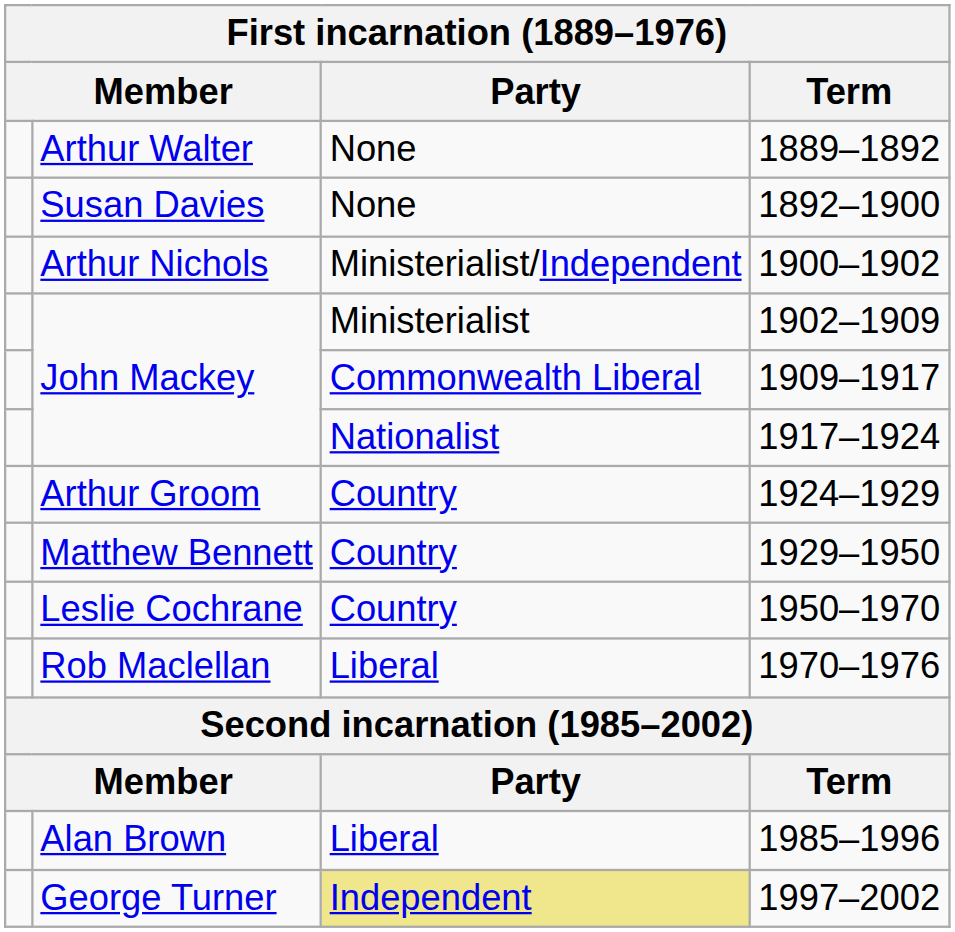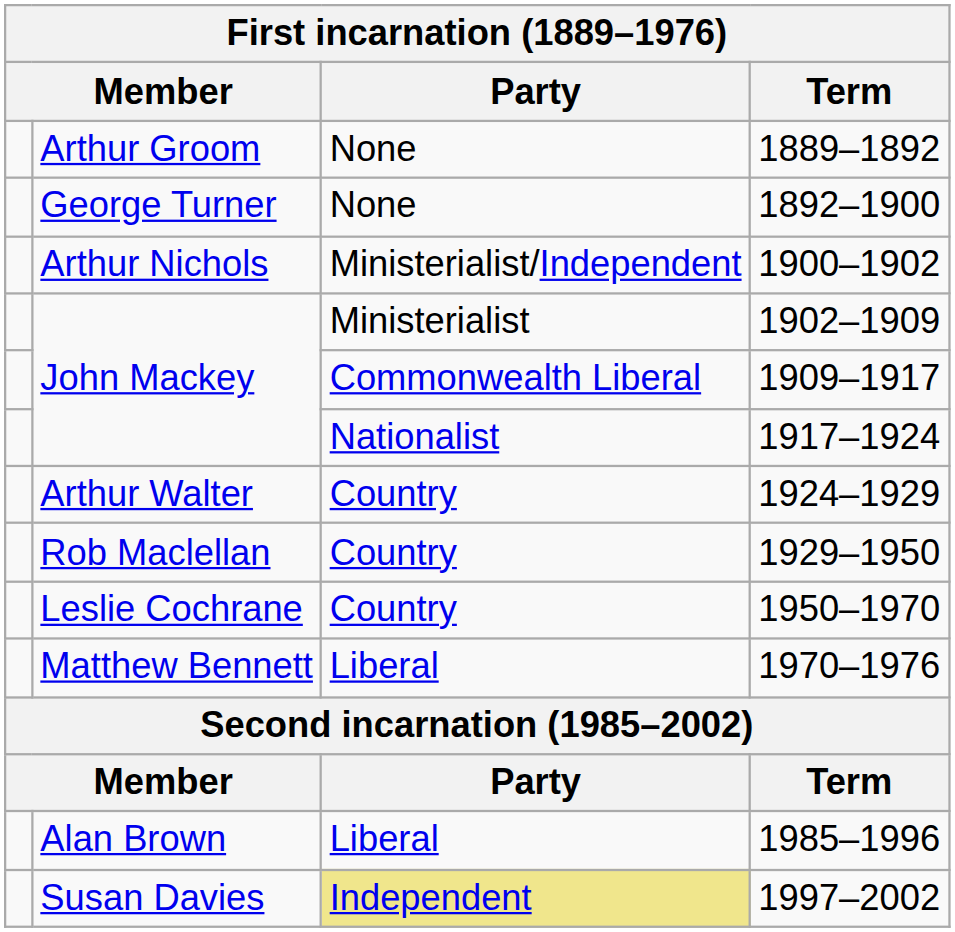(147, 148) Arthur Walter -> (150, 148) Arthur Groom
(152, 206) Susan Davies -> (158, 206) George Turner
(150, 494) Arthur Groom -> (147, 494) Arthur Walter
(177, 551) Matthew Bennett -> (155, 551) Rob Maclellan
(155, 666) Rob Maclellan -> (177, 666) Matthew Bennett
(158, 897) George Turner -> (152, 897) Susan Davies
